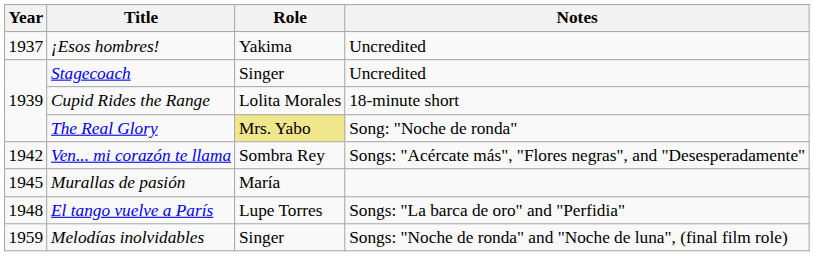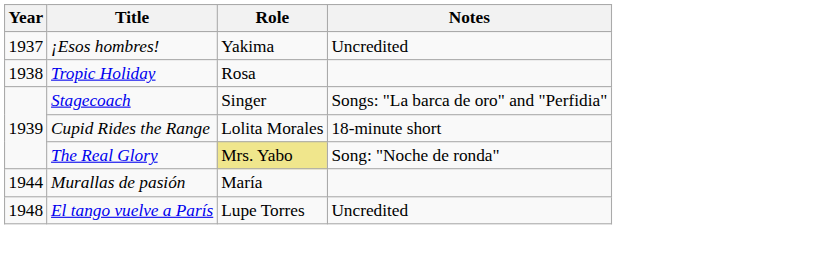+ row: (103, 73)
(388, 73) Uncredited -> (469, 100) Songs: "La barca de oro" and "Perfidia"
- row: (141, 155)
(26, 182) 1945 -> (26, 182) 1944
(487, 210) Songs: "La barca de oro" and "Perfidia" -> (370, 210) Uncredited
- row: (128, 237)
